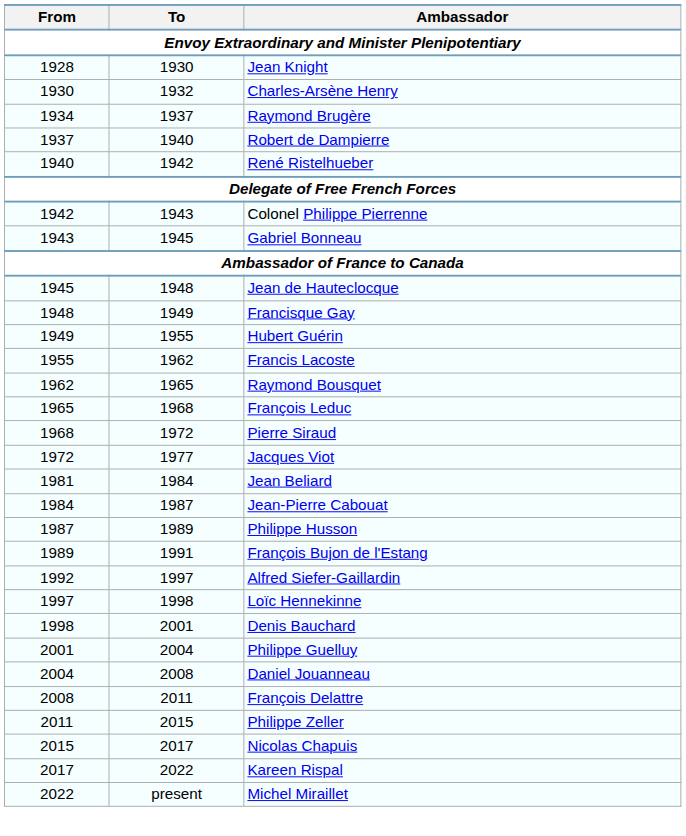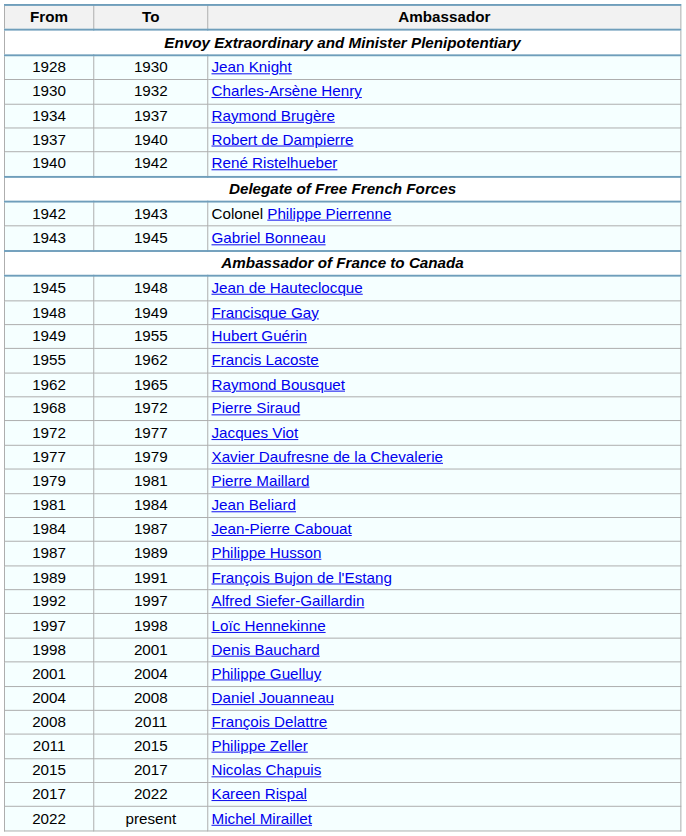- row: (299, 408)
+ row: (327, 457)
+ row: (260, 481)
